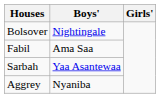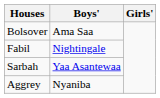(79, 31) Nightingale -> (73, 31) Ama Saa
(73, 48) Ama Saa -> (79, 48) Nightingale
